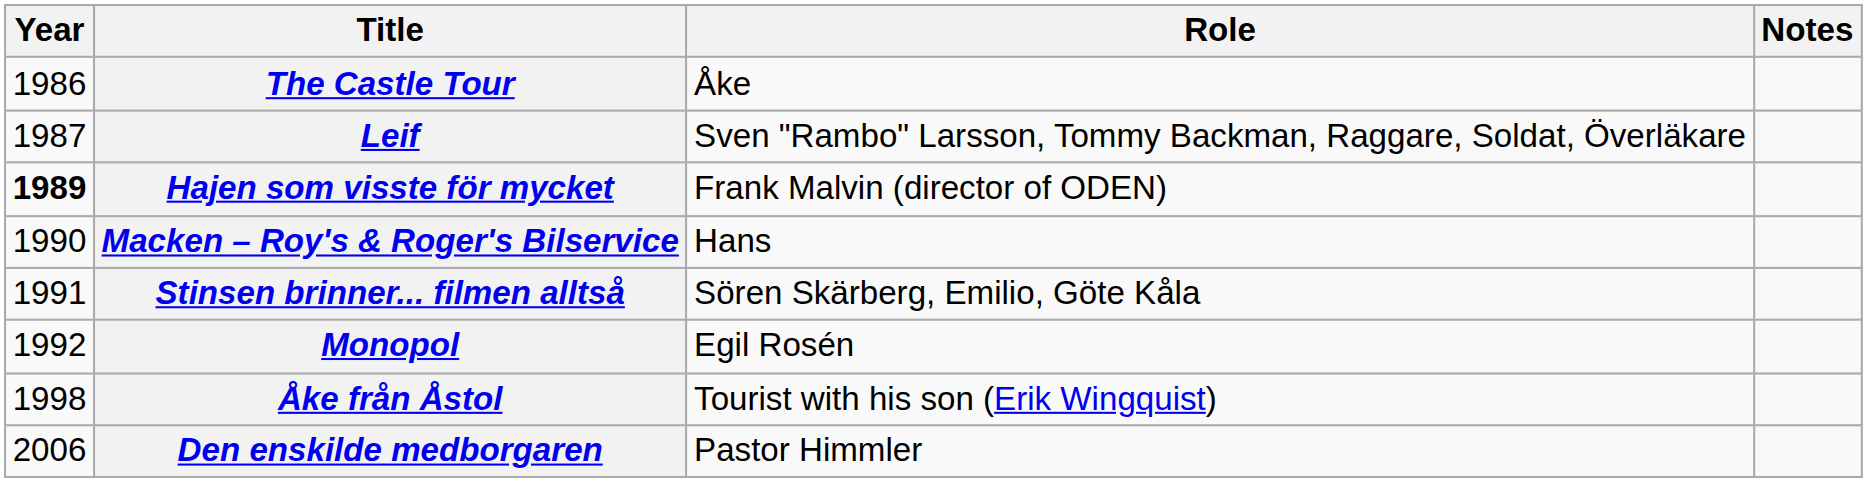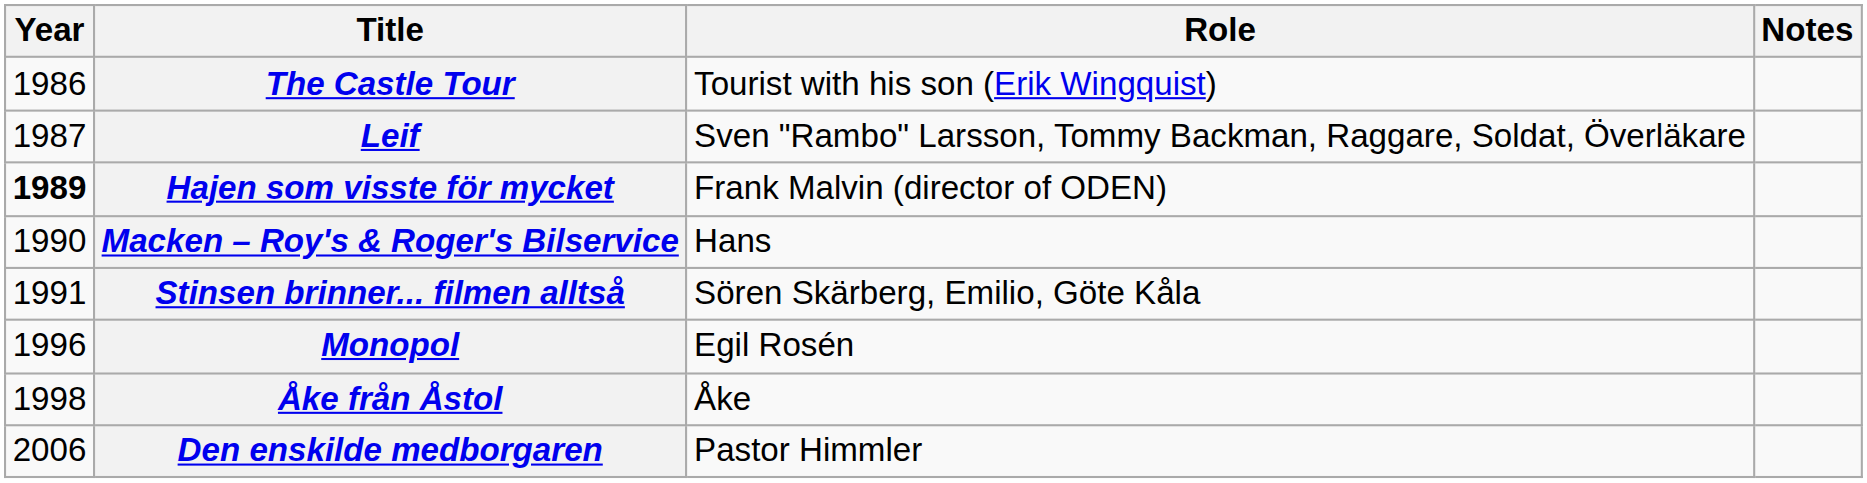(723, 83) Åke -> (955, 83) Tourist with his son (Erik Wingquist)
(50, 345) 1992 -> (50, 345) 1996
(955, 398) Tourist with his son (Erik Wingquist) -> (723, 398) Åke
